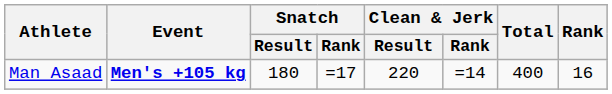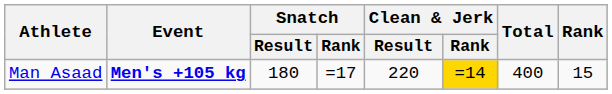(470, 74) no background -> (470, 74) gold background
(583, 74) 16 -> (583, 74) 15
